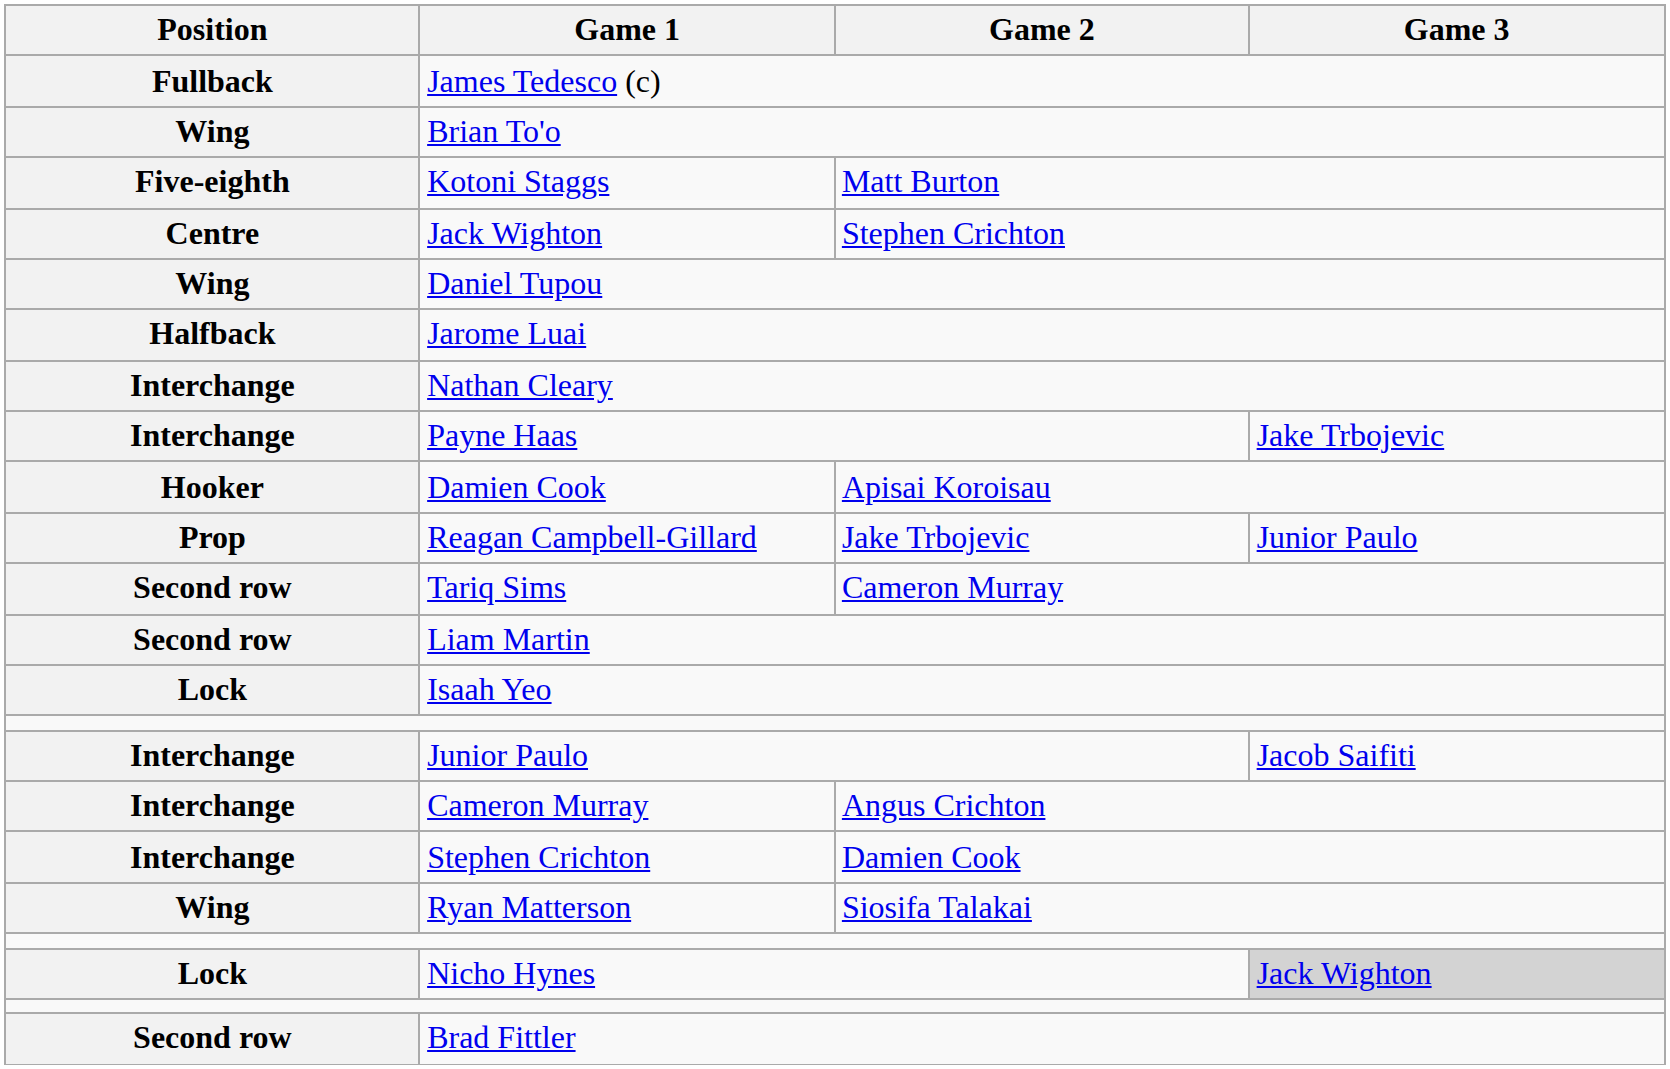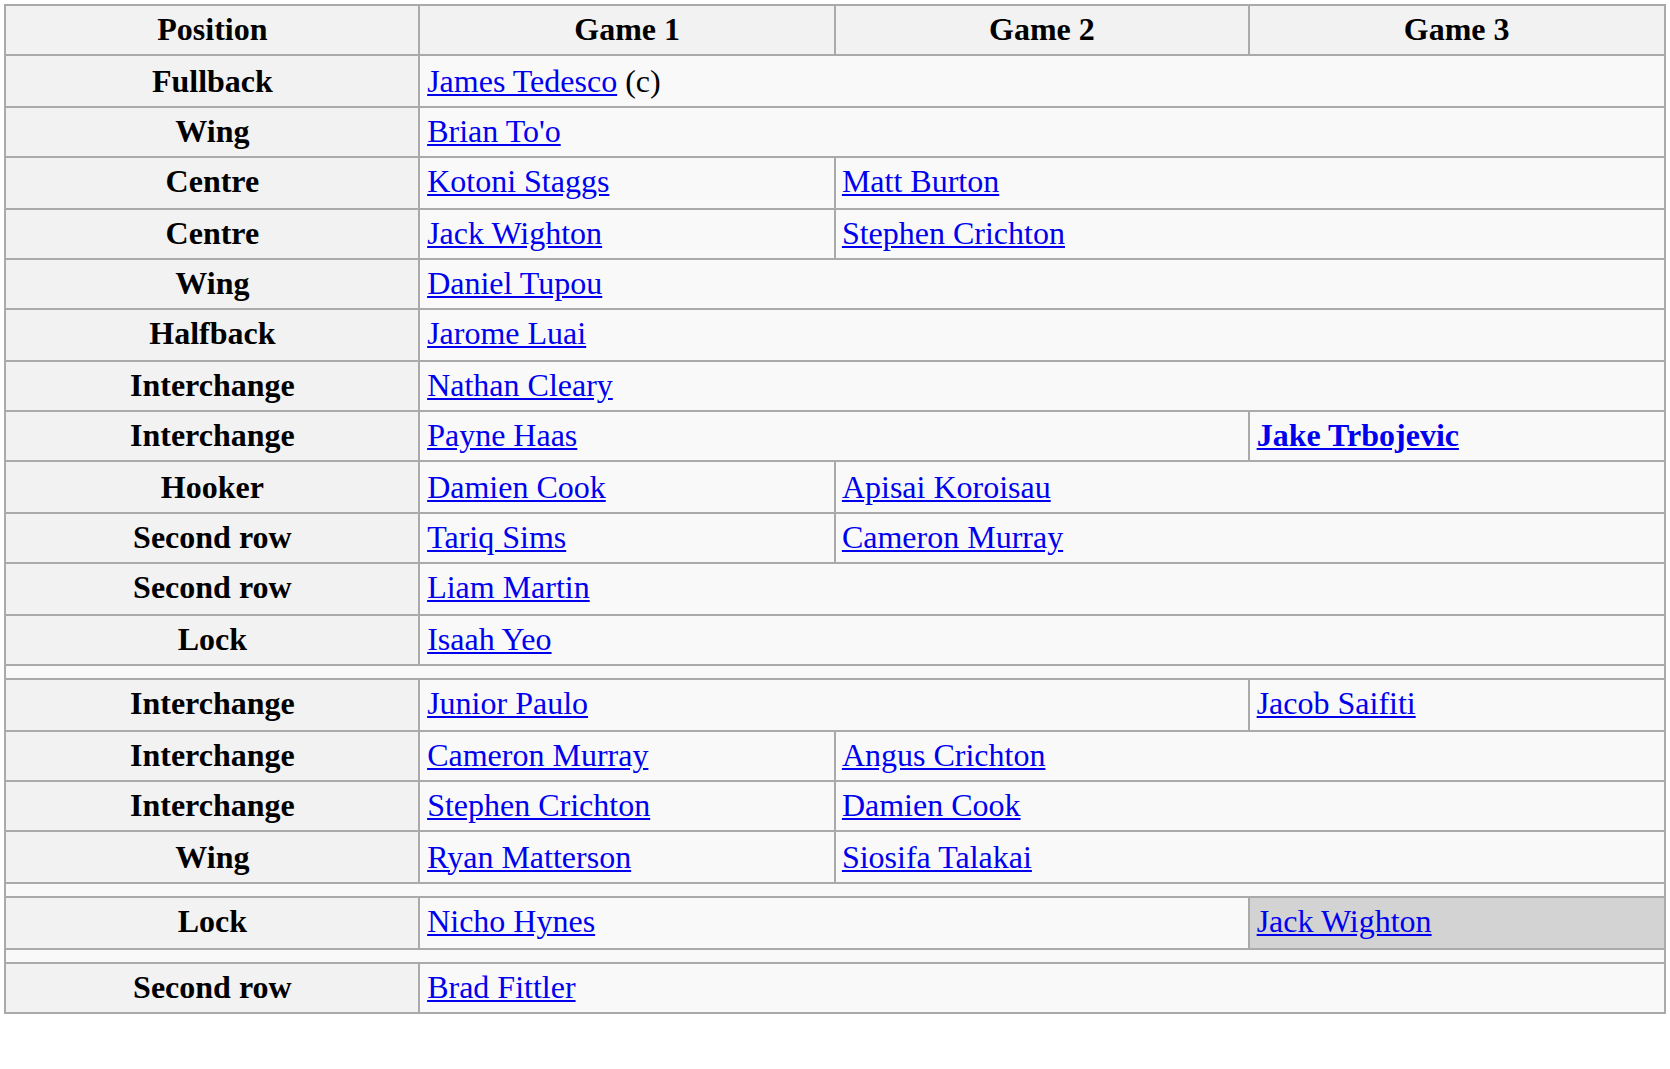(212, 182) Five-eighth -> (212, 182) Centre
(1350, 435) normal -> (1358, 435) bold
- row: (592, 537)
